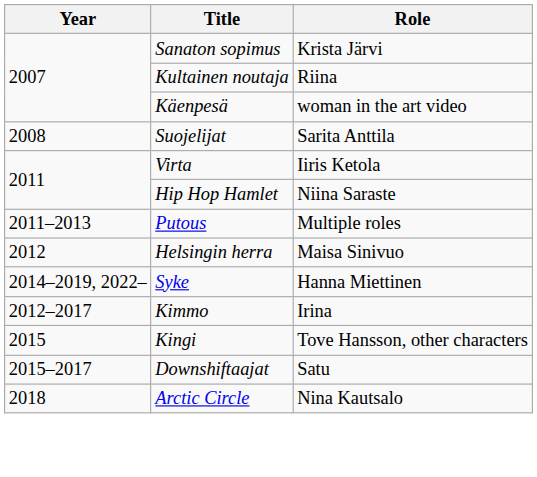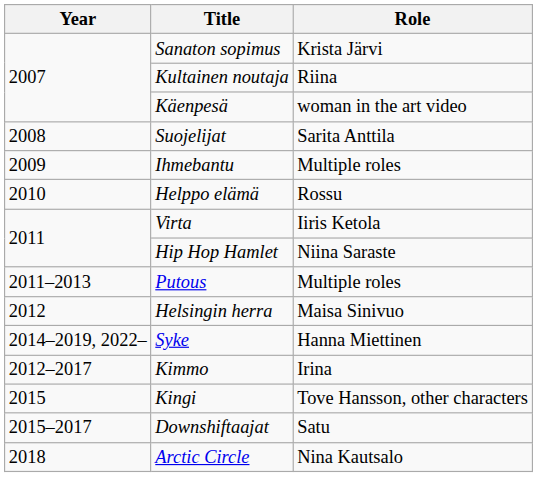+ row: (195, 164)
+ row: (207, 194)
